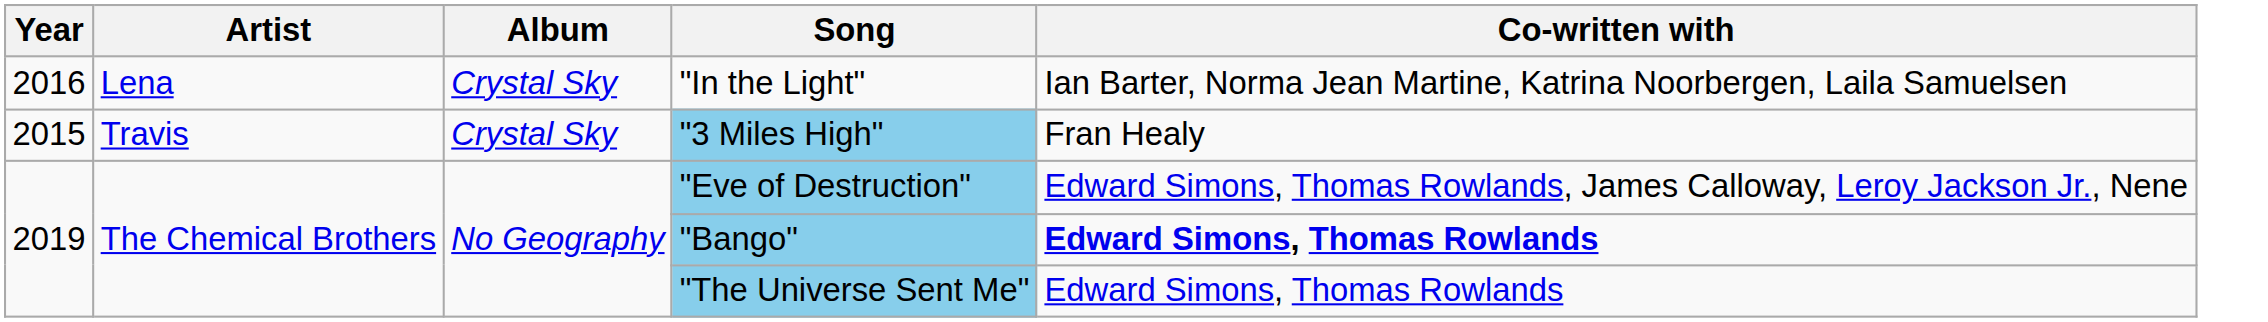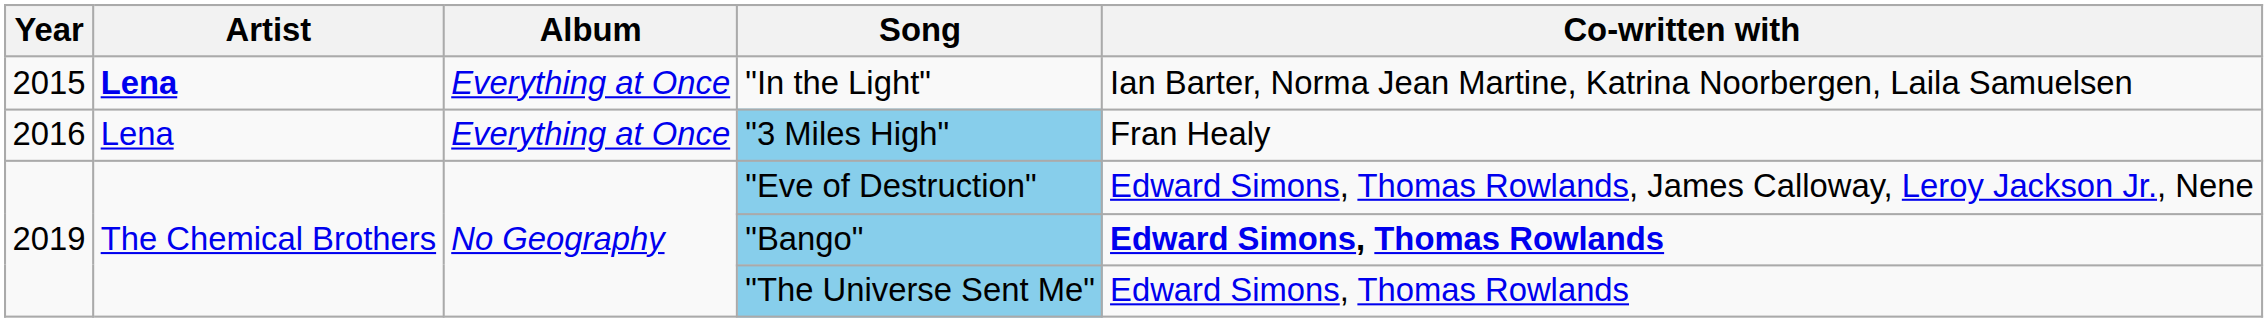(49, 82) 2016 -> (49, 82) 2015
(137, 82) normal -> (139, 82) bold
(534, 82) Crystal Sky -> (591, 82) Everything at Once
(49, 134) 2015 -> (49, 134) 2016
(145, 134) Travis -> (137, 134) Lena
(534, 134) Crystal Sky -> (591, 134) Everything at Once
